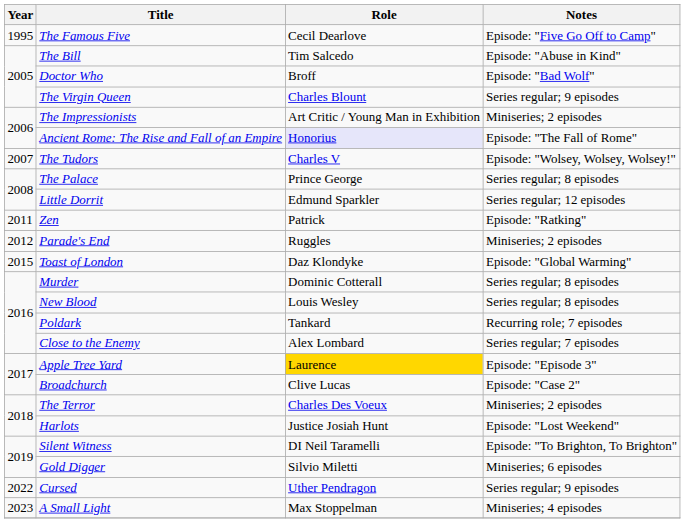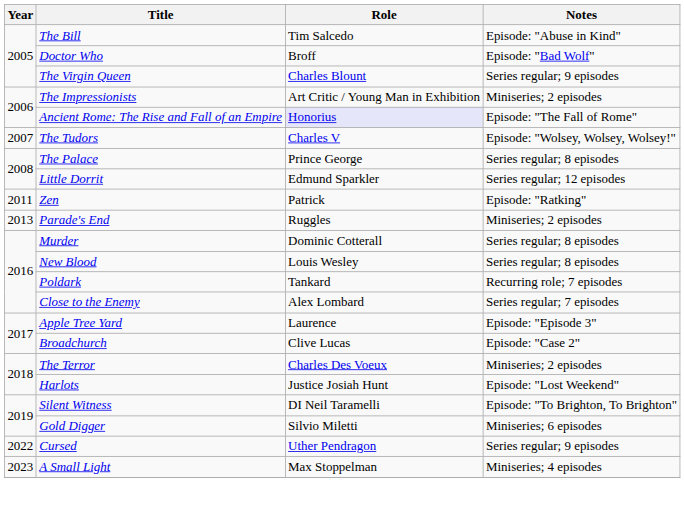- row: (85, 35)
(20, 240) 2012 -> (20, 220) 2013
- row: (81, 261)
(312, 364) gold background -> (312, 323) no background
